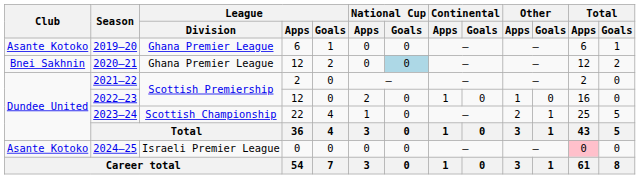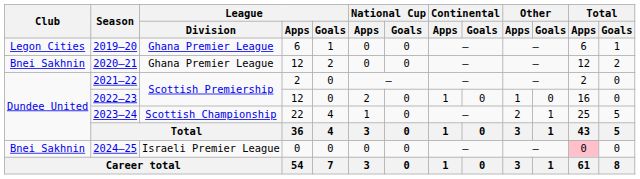(48, 47) Asante Kotoko -> (48, 47) Legon Cities
(407, 64) lightblue background -> (407, 64) no background
(48, 148) Asante Kotoko -> (48, 148) Bnei Sakhnin
